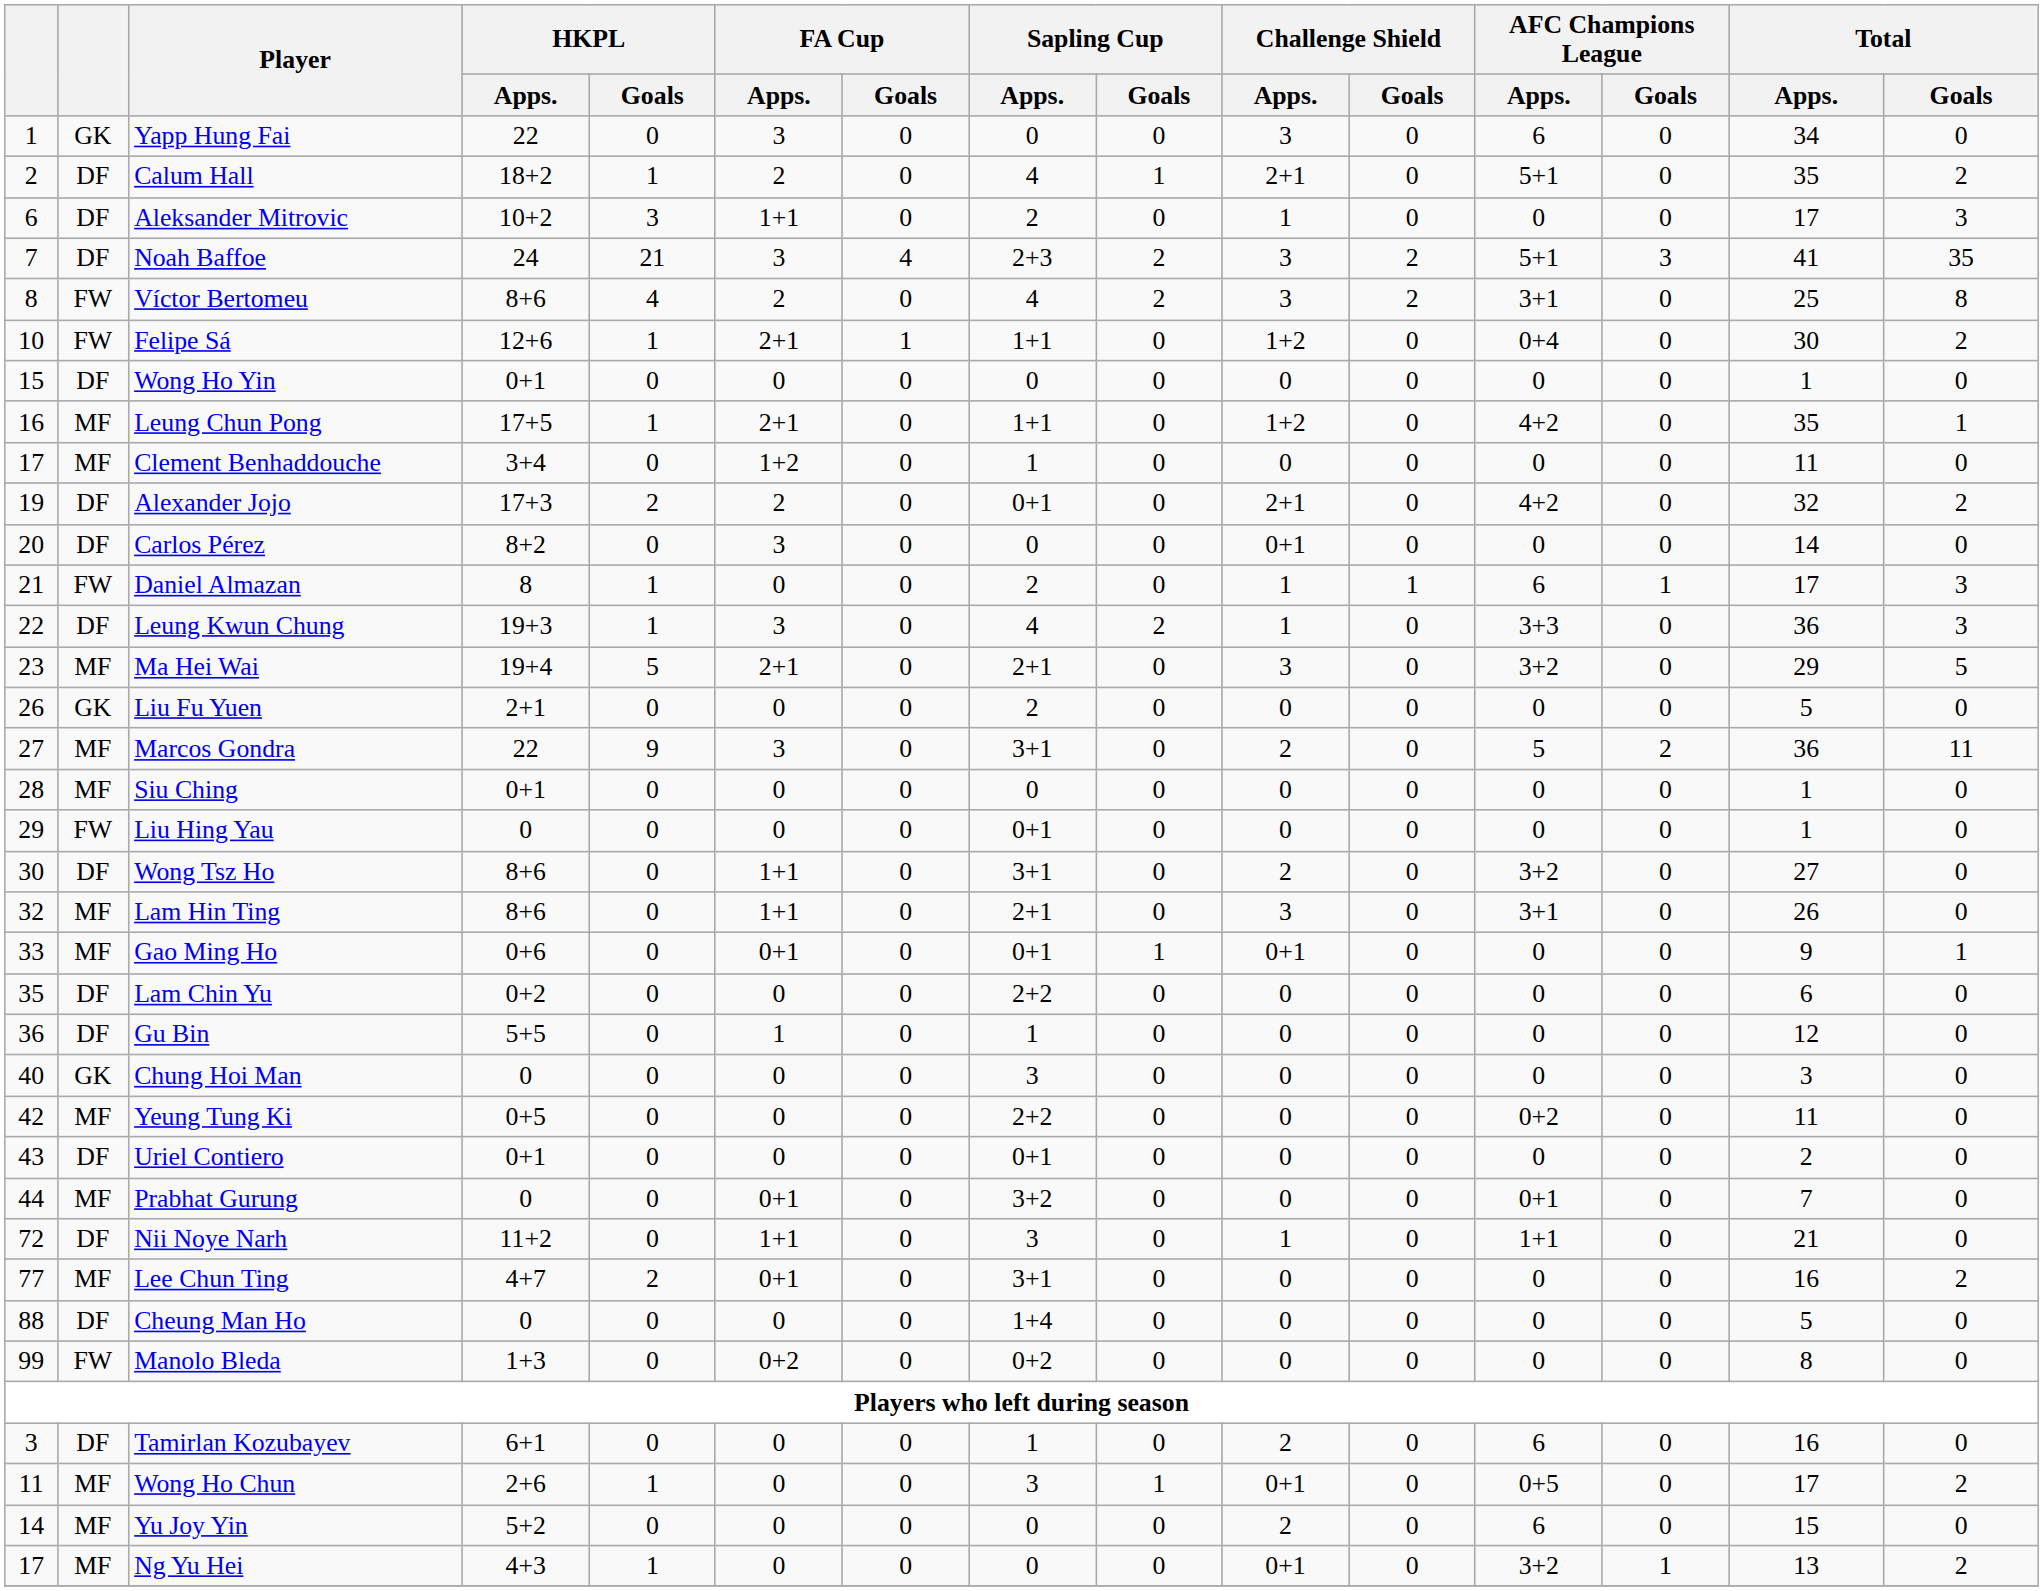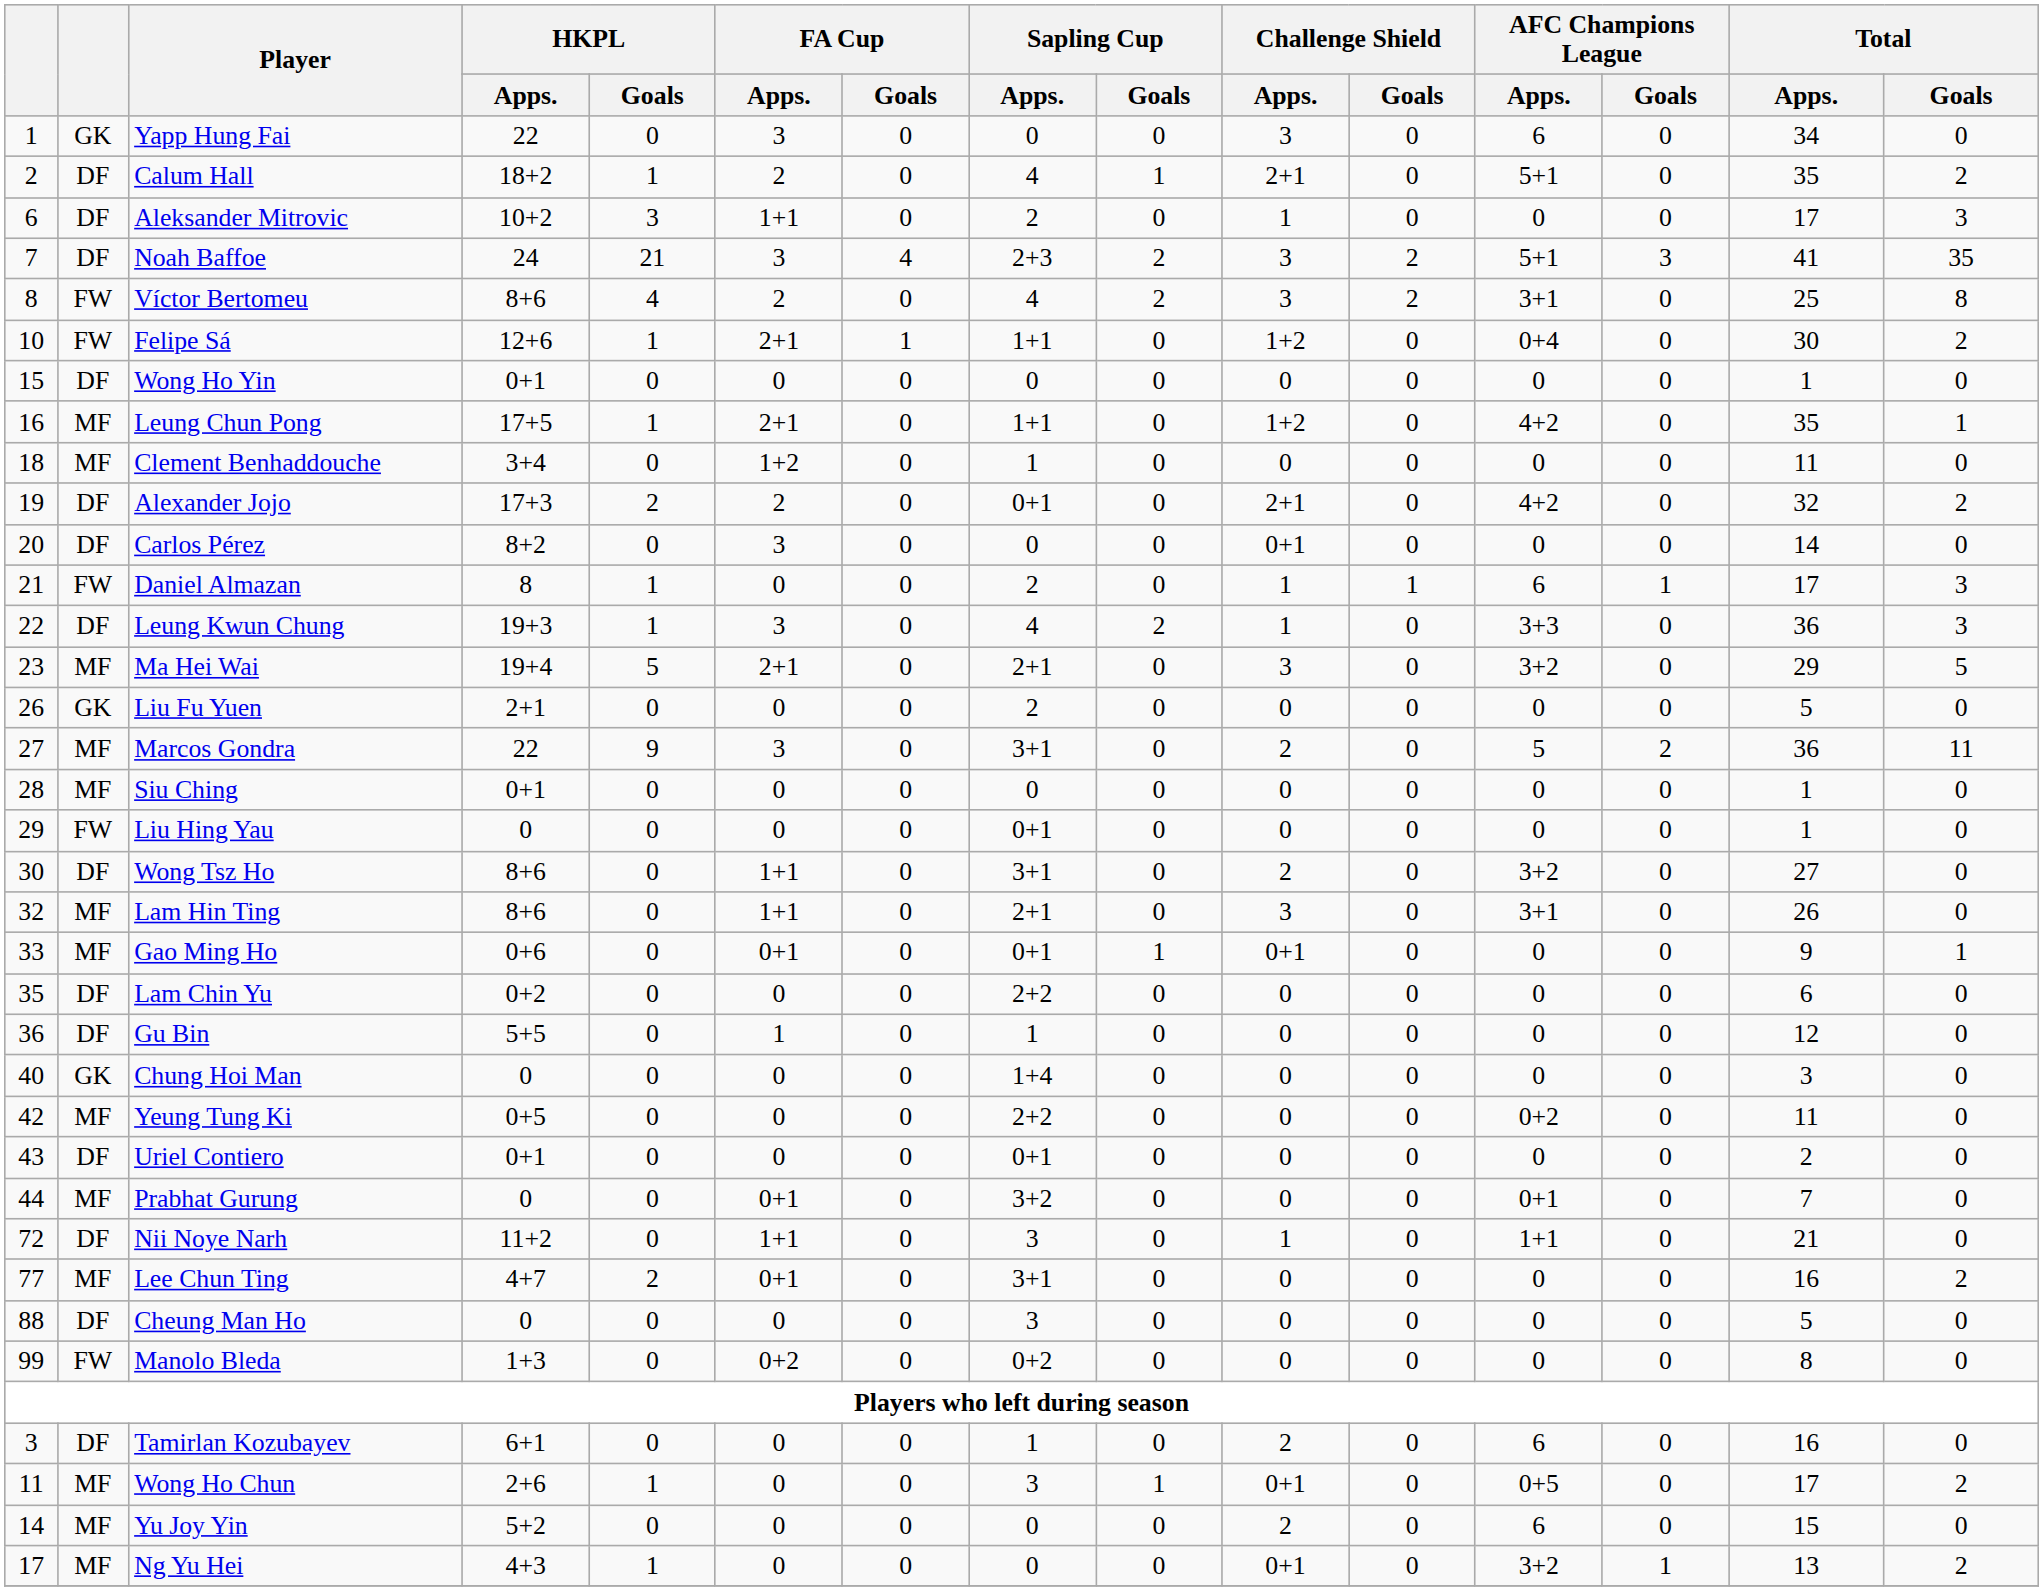(31, 462) 17 -> (31, 462) 18
(1032, 1075) 3 -> (1032, 1075) 1+4
(1032, 1320) 1+4 -> (1032, 1320) 3
